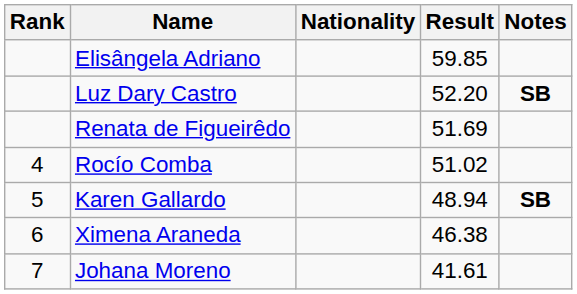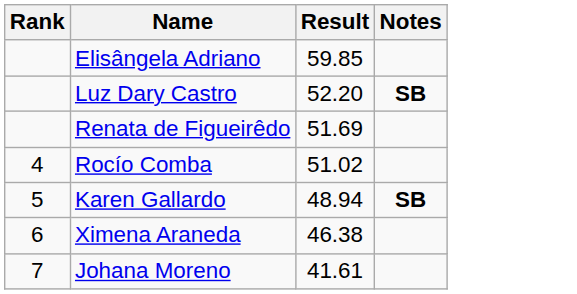- column: (358, 22)
